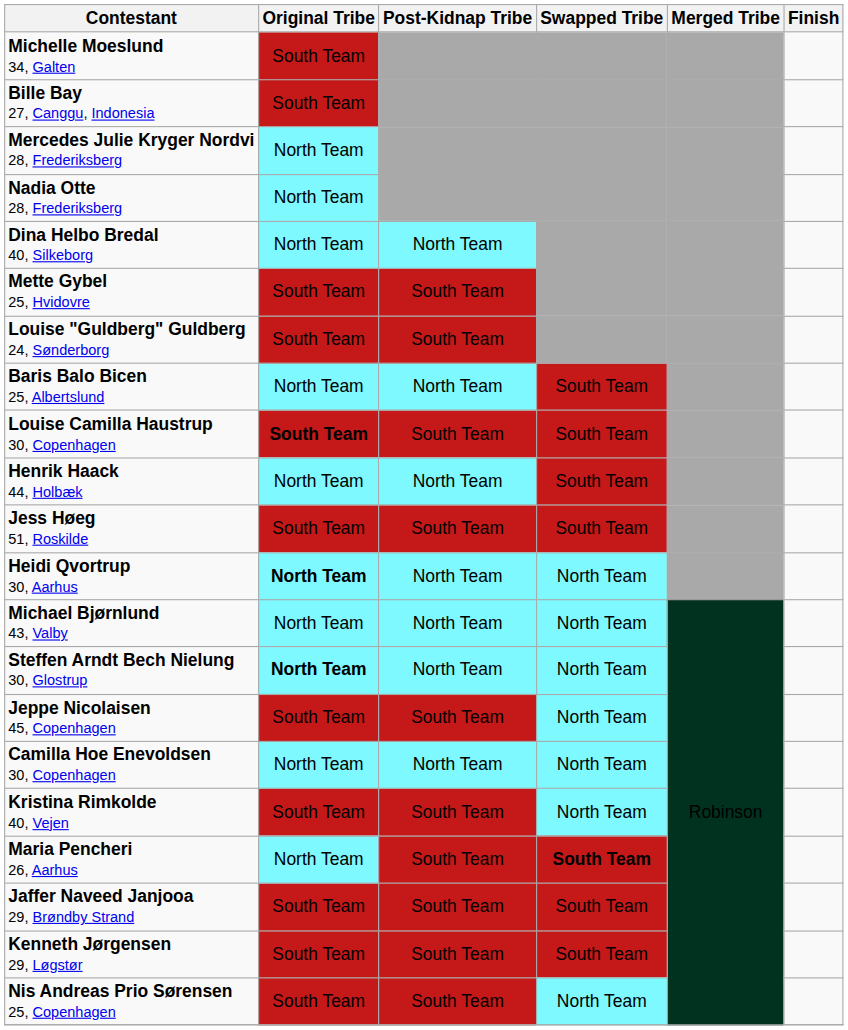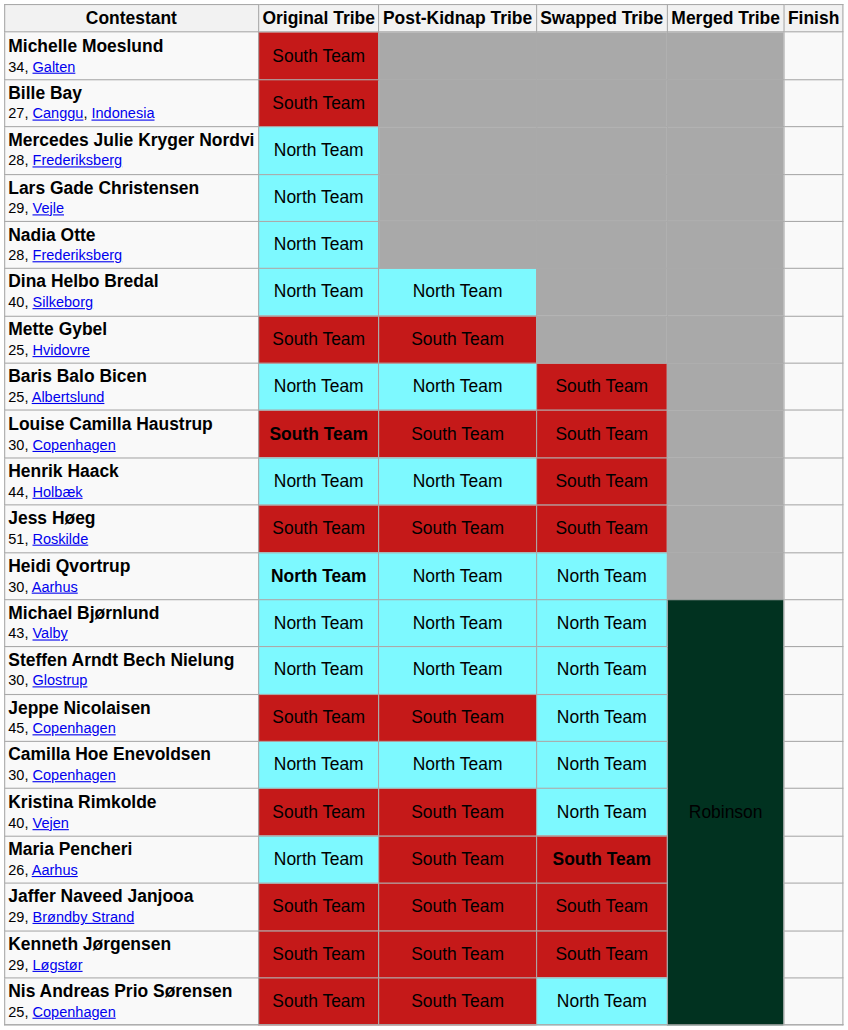+ row: (104, 197)
- row: (127, 339)
(319, 670) bold -> (319, 670) normal
